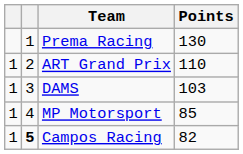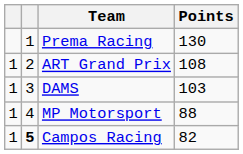(192, 65) 110 -> (192, 65) 108
(188, 114) 85 -> (188, 114) 88
